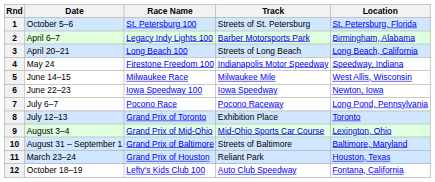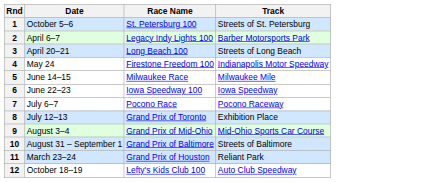- column: (380, 11)
